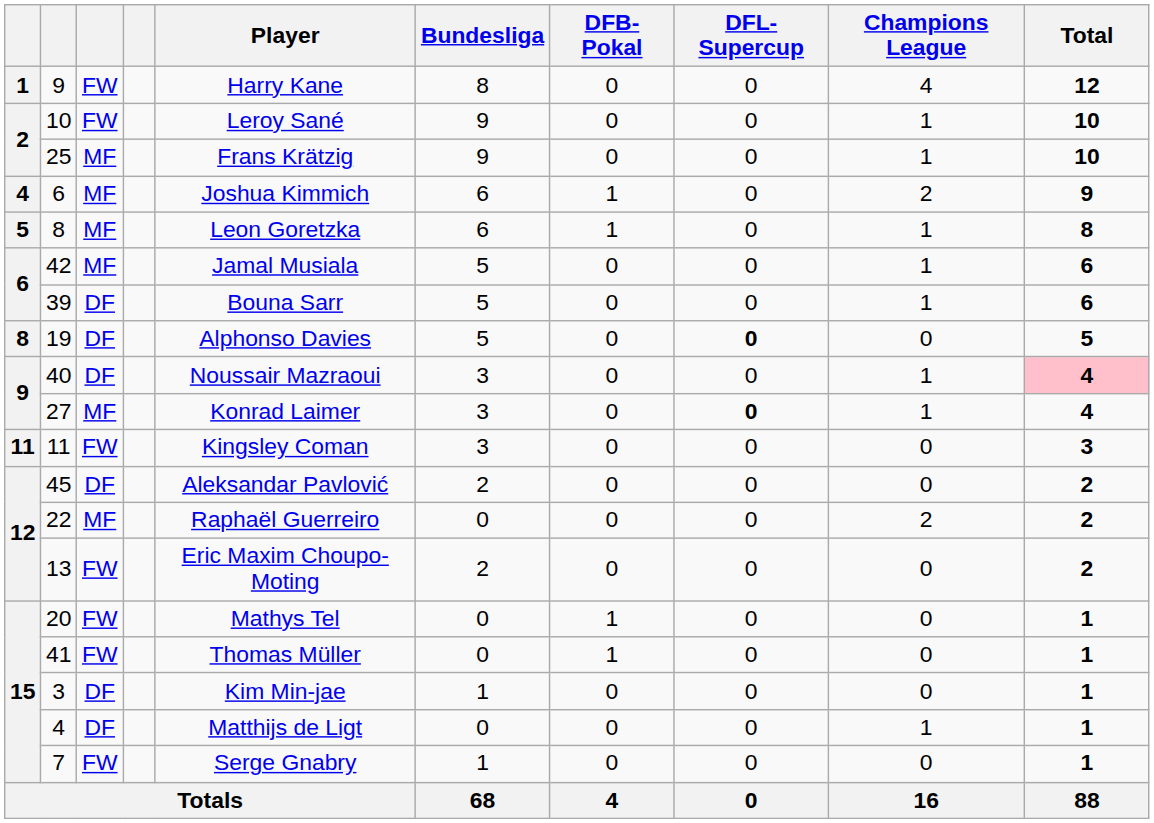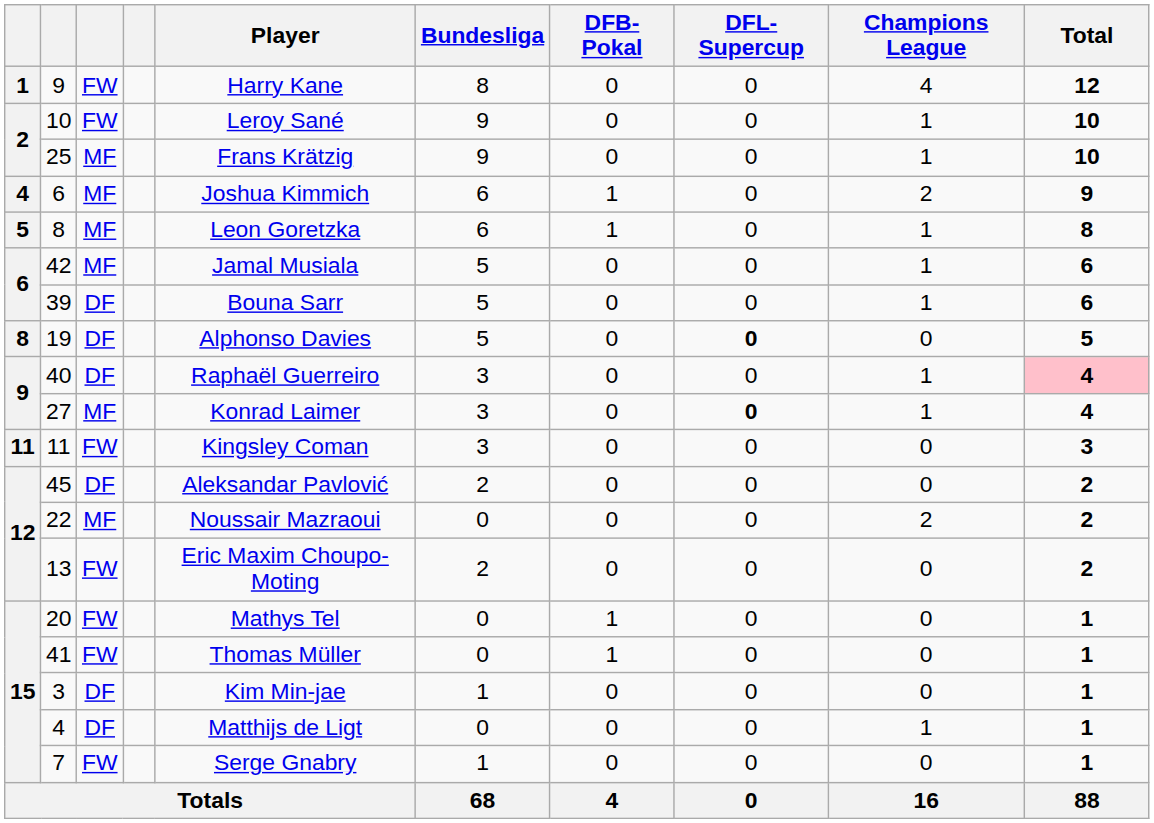(285, 374) Noussair Mazraoui -> (285, 374) Raphaël Guerreiro
(285, 520) Raphaël Guerreiro -> (285, 520) Noussair Mazraoui
